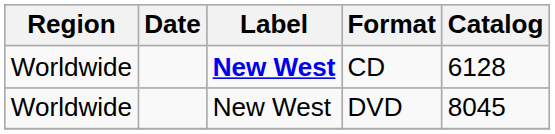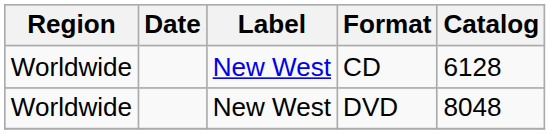(274, 66) bold -> (272, 66) normal
(477, 107) 8045 -> (472, 107) 8048
